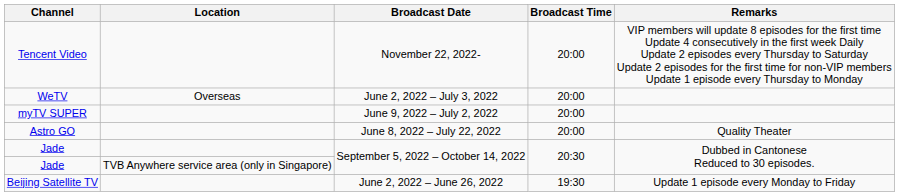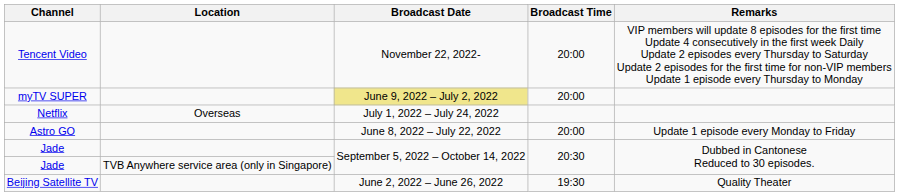- row: (52, 96)
(431, 113) no background -> (431, 96) khaki background
+ row: (52, 113)
(754, 131) Quality Theater -> (754, 131) Update 1 episode every Monday to Friday
(754, 182) Update 1 episode every Monday to Friday -> (754, 182) Quality Theater
